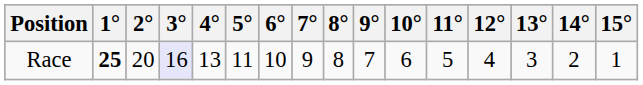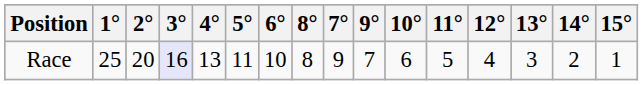columns swapped: (307, 22) <-> (338, 22)
(110, 59) bold -> (110, 59) normal
